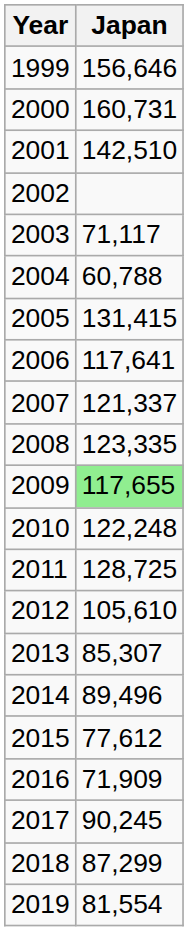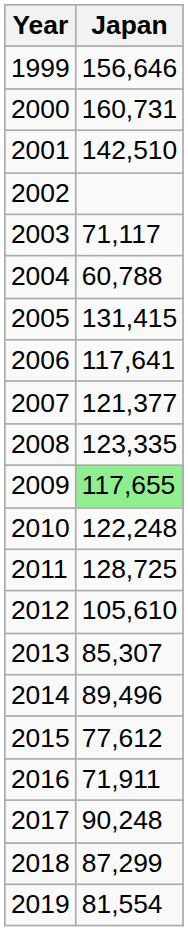(130, 402) 121,337 -> (130, 402) 121,377
(122, 779) 71,909 -> (121, 779) 71,911
(122, 820) 90,245 -> (122, 820) 90,248
